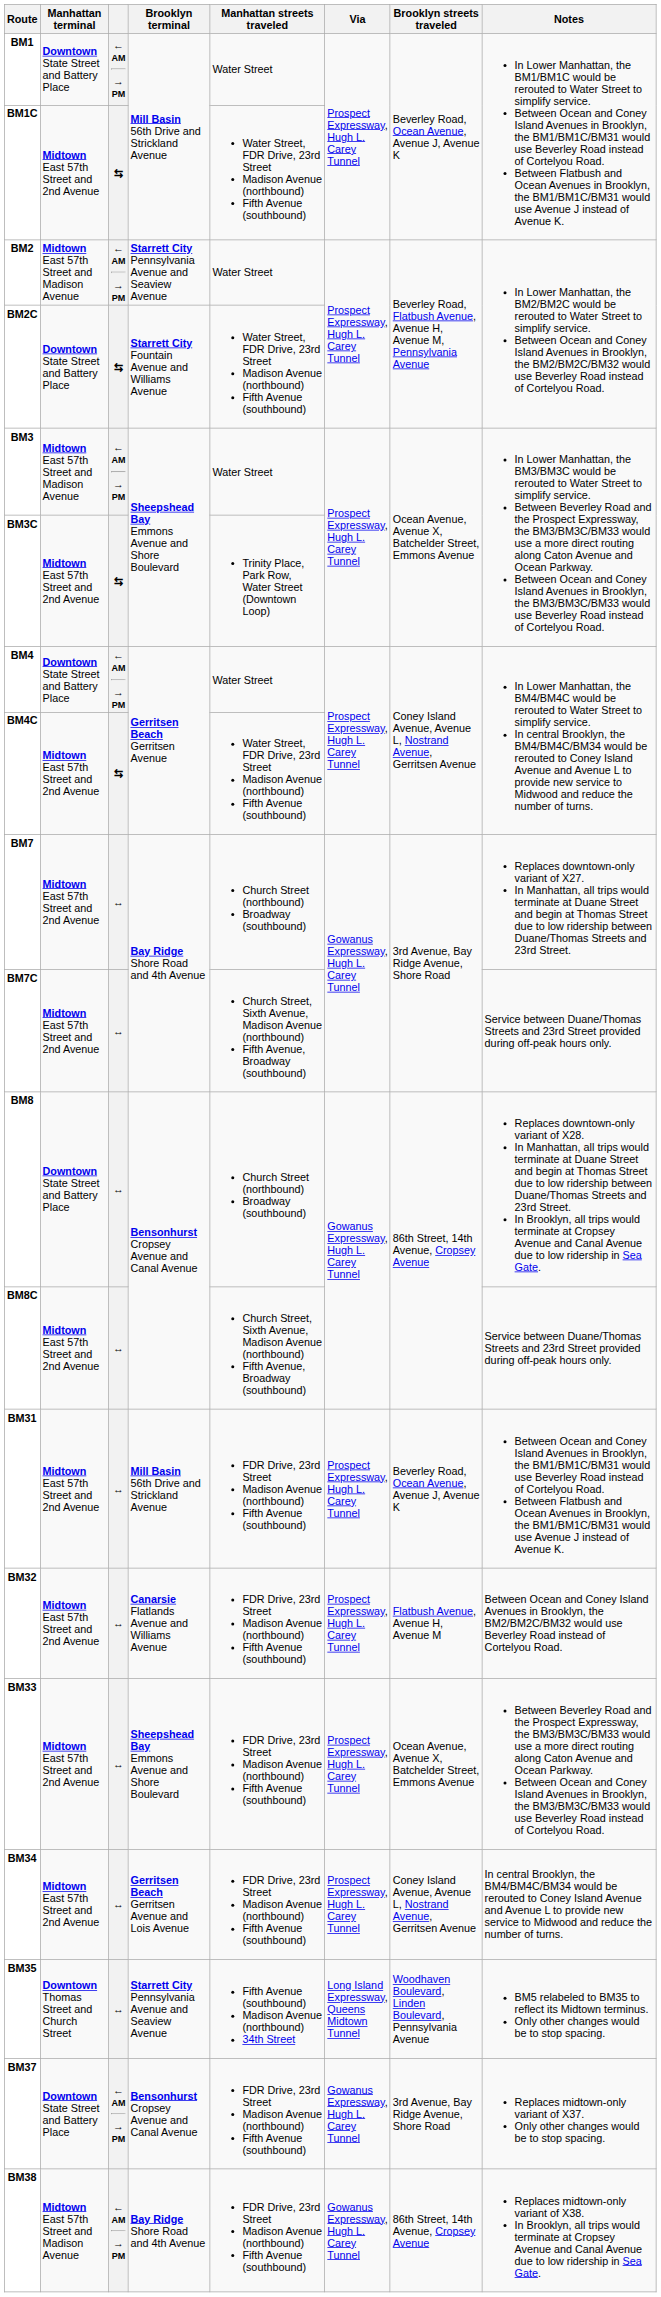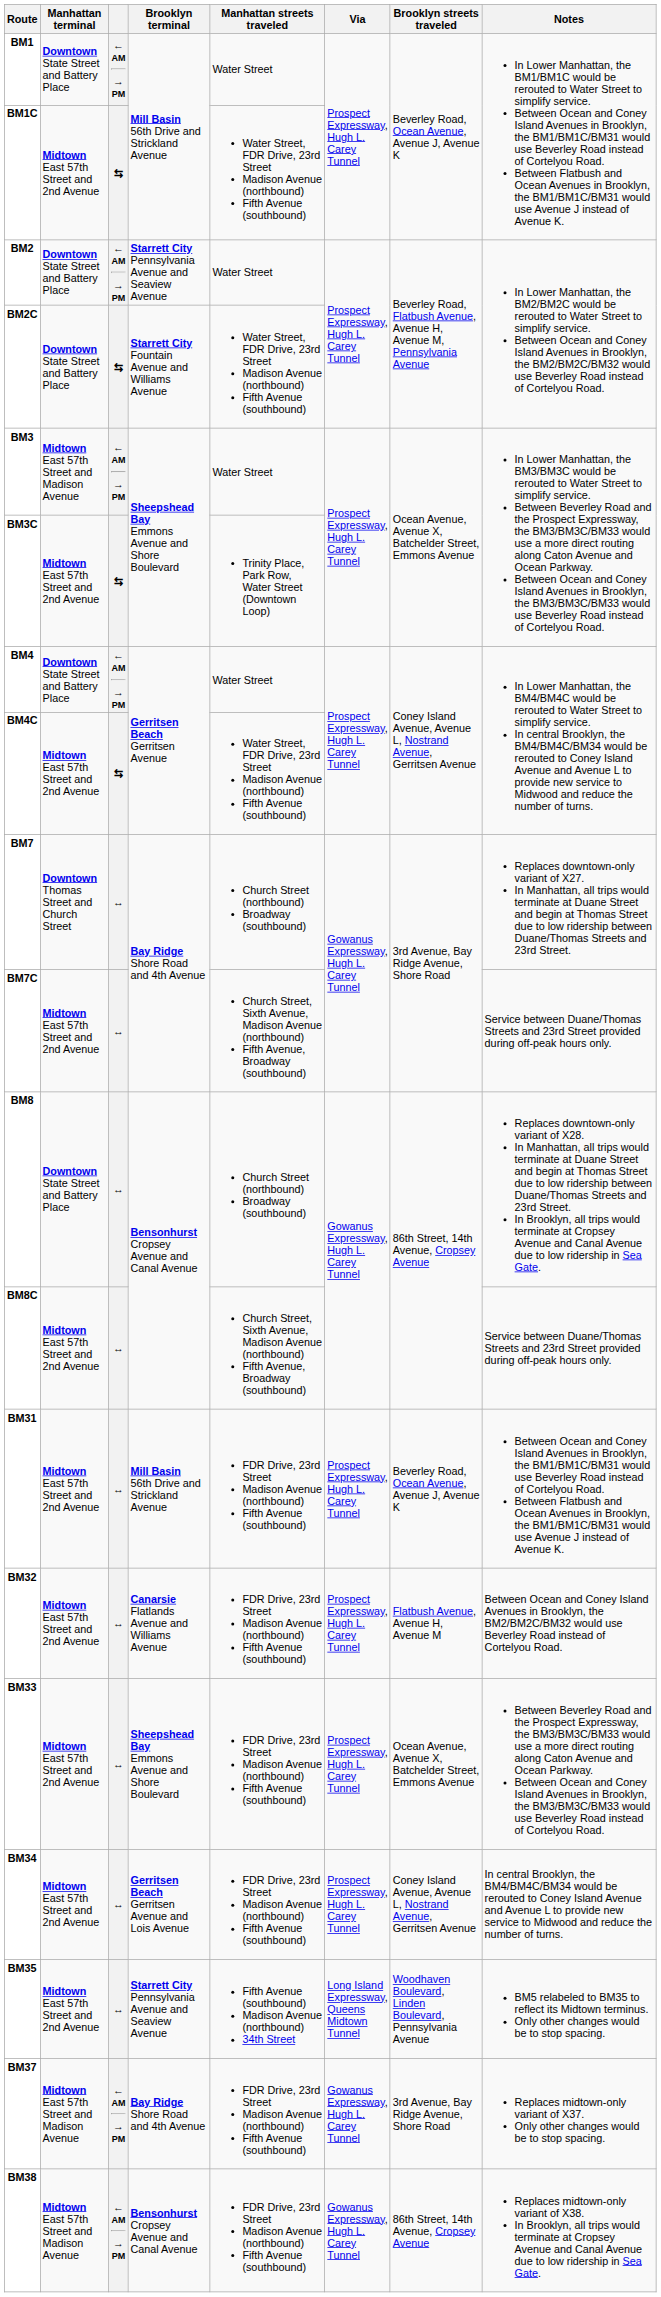(67, 273) Midtown East 57th Street and Madison Avenue -> (71, 273) Downtown State Street and Battery Place
(71, 902) Midtown East 57th Street and 2nd Avenue -> (70, 902) Downtown Thomas Street and Church Street
(70, 2010) Downtown Thomas Street and Church Street -> (71, 2010) Midtown East 57th Street and 2nd Avenue
(71, 2114) Downtown State Street and Battery Place -> (67, 2114) Midtown East 57th Street and Madison Avenue
(164, 2114) Bensonhurst Cropsey Avenue and Canal Avenue -> (168, 2114) Bay Ridge Shore Road and 4th Avenue
(168, 2231) Bay Ridge Shore Road and 4th Avenue -> (164, 2231) Bensonhurst Cropsey Avenue and Canal Avenue
